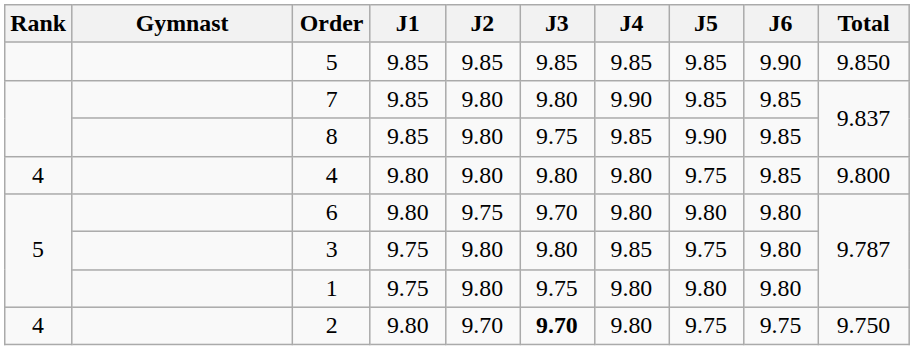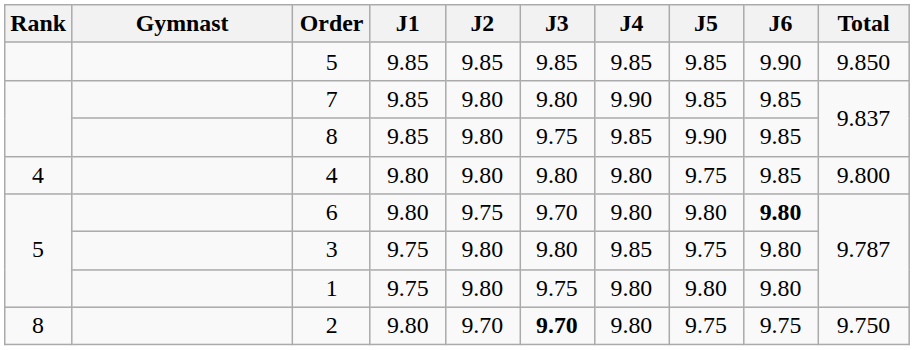(780, 212) normal -> (780, 212) bold
(38, 325) 4 -> (38, 325) 8
